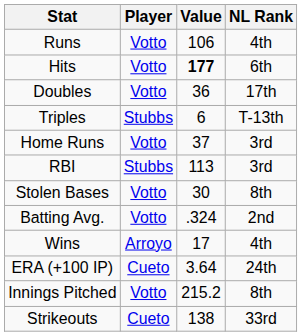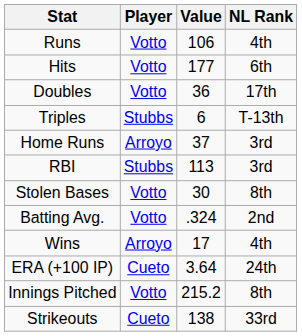(201, 67) bold -> (201, 67) normal
(148, 142) Votto -> (148, 142) Arroyo
